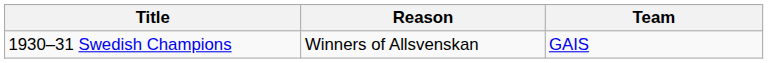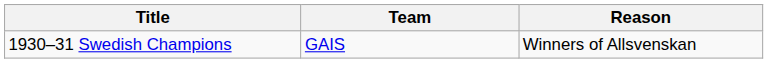columns swapped: (654, 17) <-> (423, 17)
